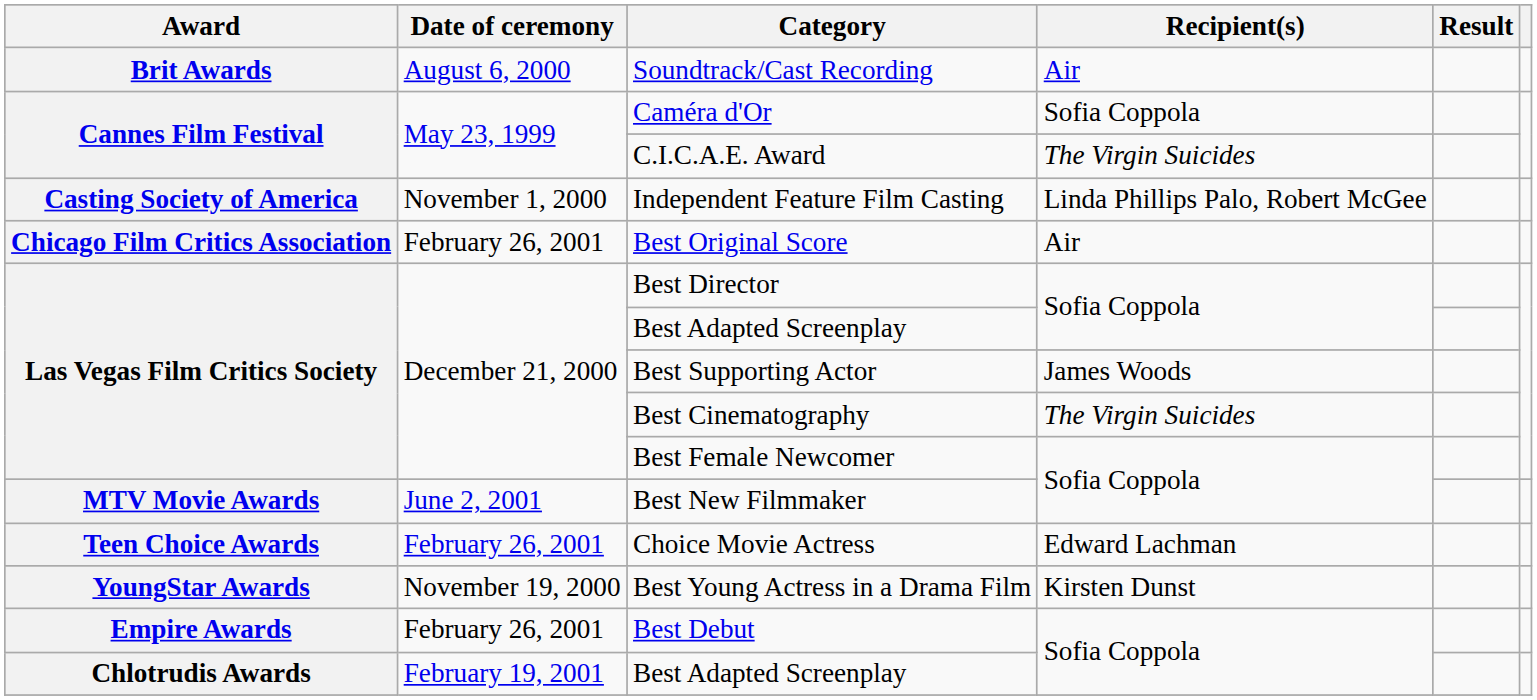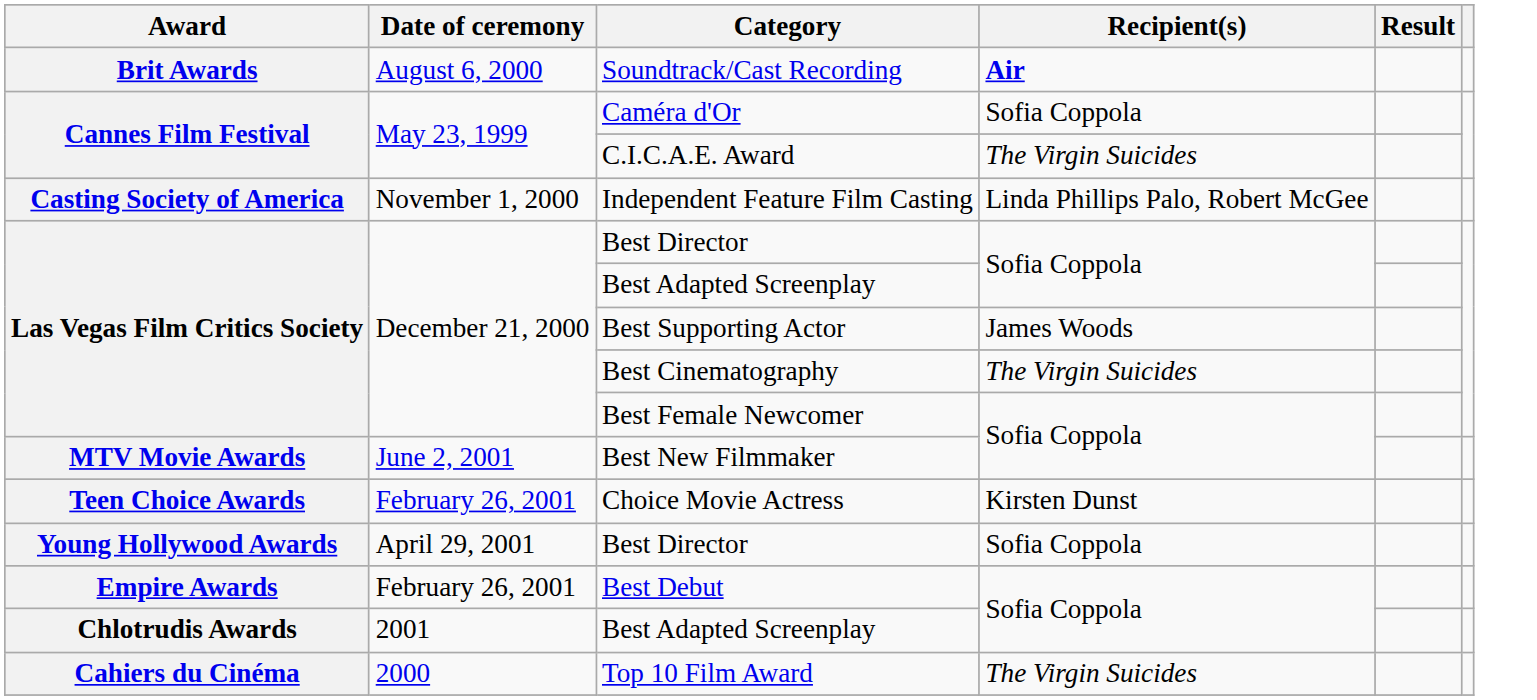(1062, 69) normal -> (1005, 69) bold
- row: (201, 241)
(1140, 543) Edward Lachman -> (1061, 500) Kirsten Dunst
+ row: (187, 543)
- row: (201, 586)
(504, 673) February 19, 2001 -> (403, 629) 2001
+ row: (187, 673)
